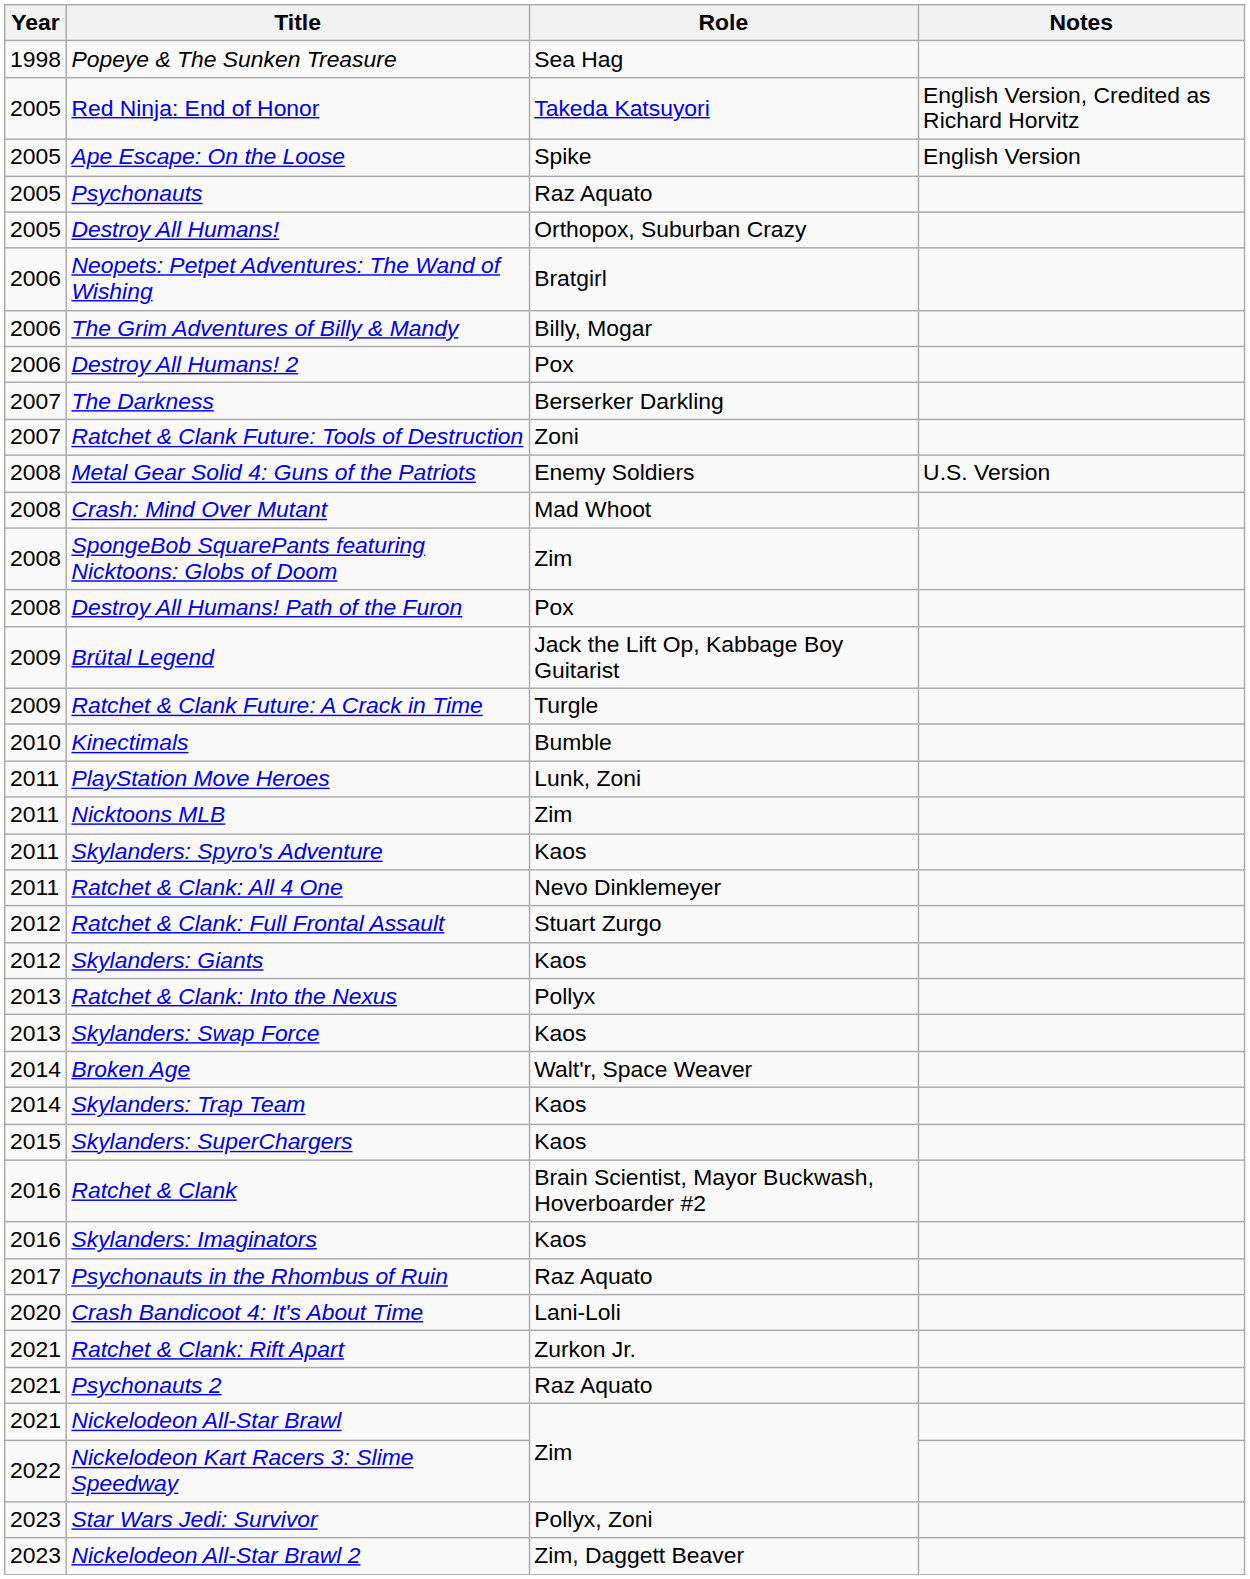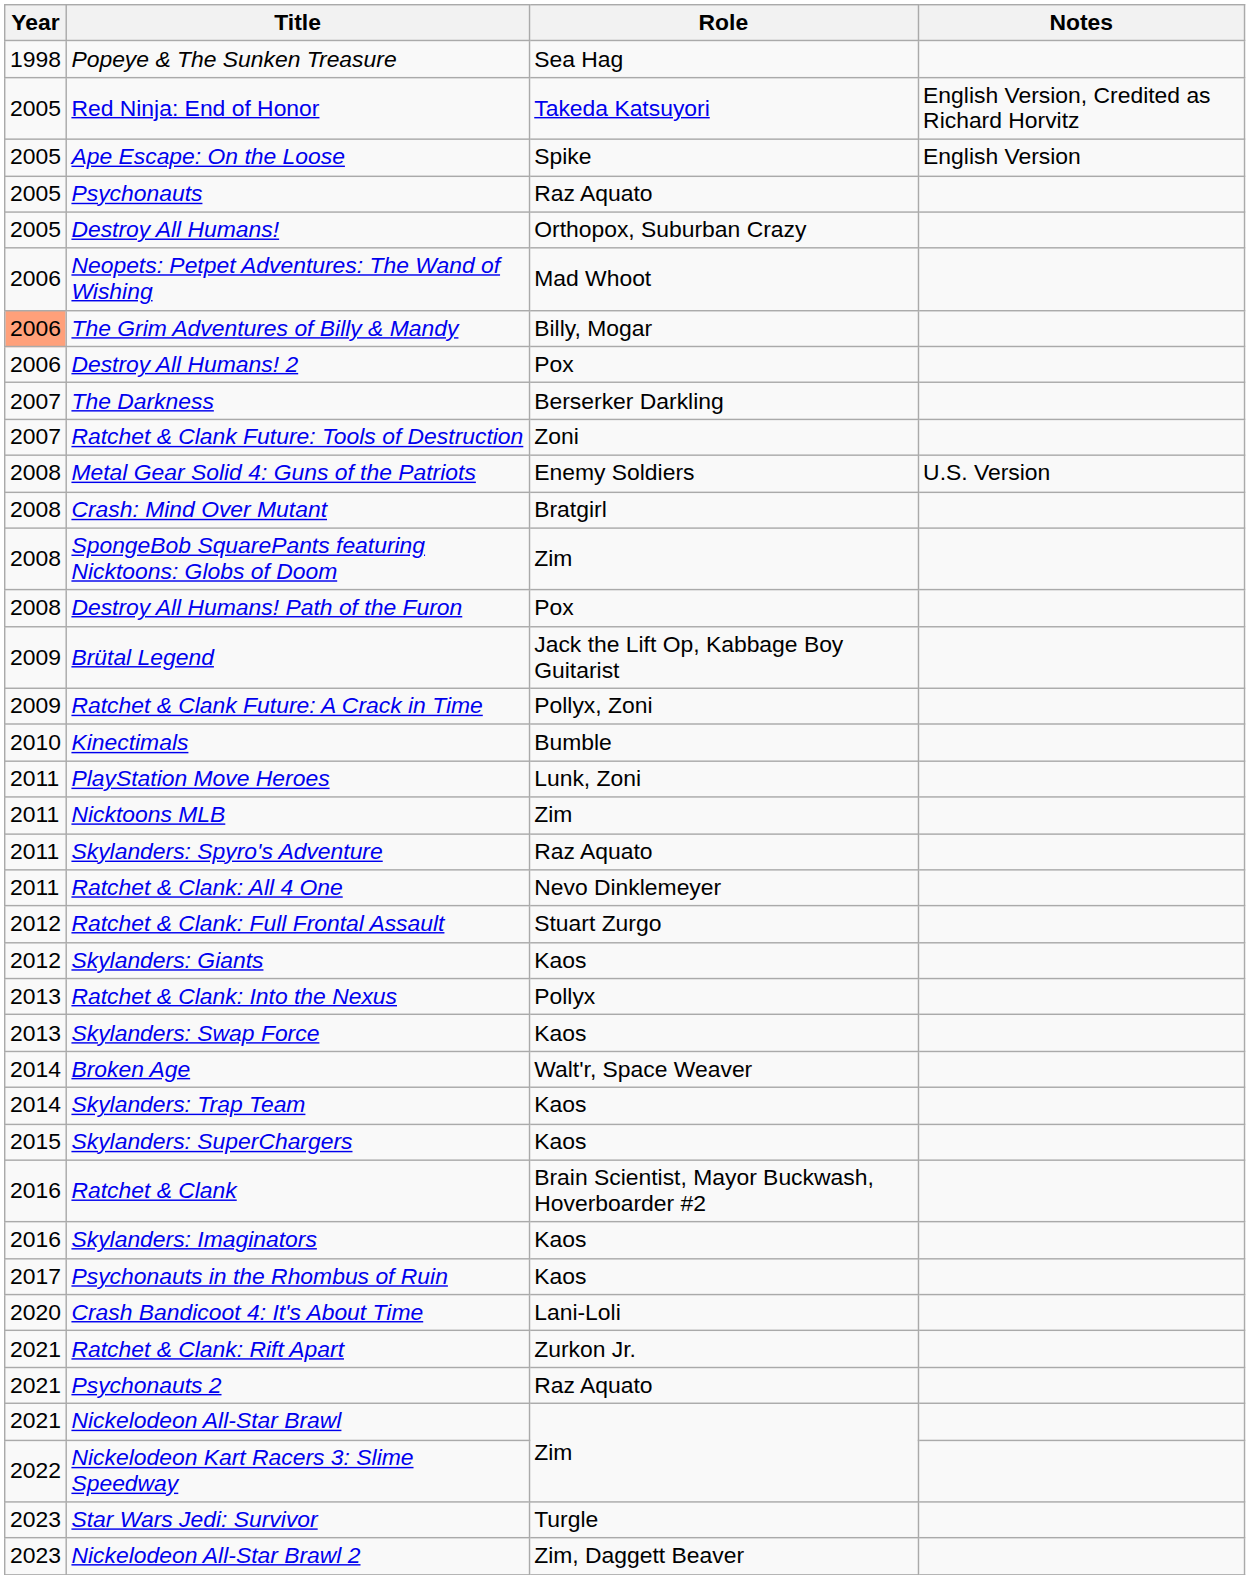(570, 278) Bratgirl -> (593, 278) Mad Whoot
(35, 328) no background -> (35, 328) lightsalmon background
(593, 509) Mad Whoot -> (570, 509) Bratgirl
(566, 706) Turgle -> (593, 706) Pollyx, Zoni
(560, 851) Kaos -> (593, 851) Raz Aquato
(593, 1276) Raz Aquato -> (560, 1276) Kaos
(593, 1519) Pollyx, Zoni -> (566, 1519) Turgle
